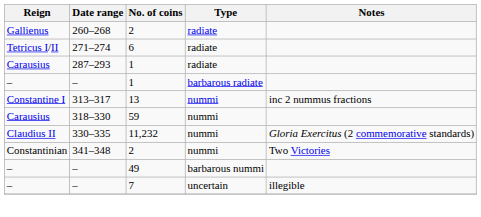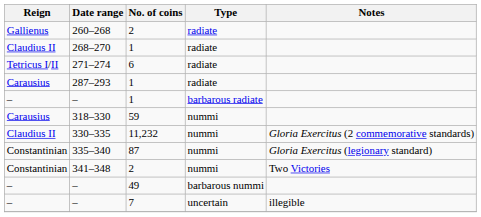+ row: (91, 47)
- row: (91, 99)
+ row: (91, 151)
